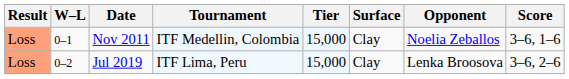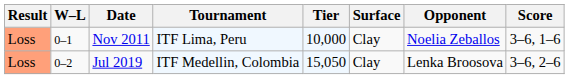(228, 39) ITF Medellin, Colombia -> (202, 39) ITF Lima, Peru
(326, 39) 15,000 -> (326, 39) 10,000
(202, 62) ITF Lima, Peru -> (228, 62) ITF Medellin, Colombia
(326, 62) 15,000 -> (326, 62) 15,050
